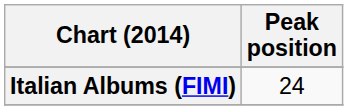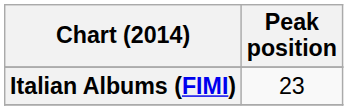(292, 85) 24 -> (292, 85) 23
